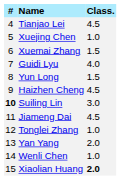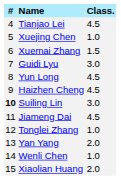(93, 63) 4.0 -> (93, 63) 3.0
(93, 77) 1.5 -> (93, 77) 4.5
(93, 169) bold -> (93, 169) normal
